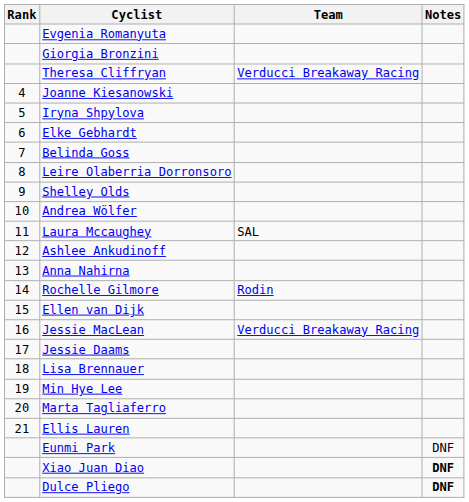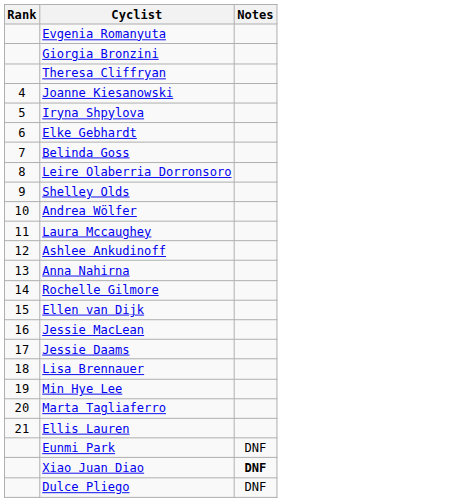- column: (328, 14)
(443, 487) bold -> (255, 487) normal
